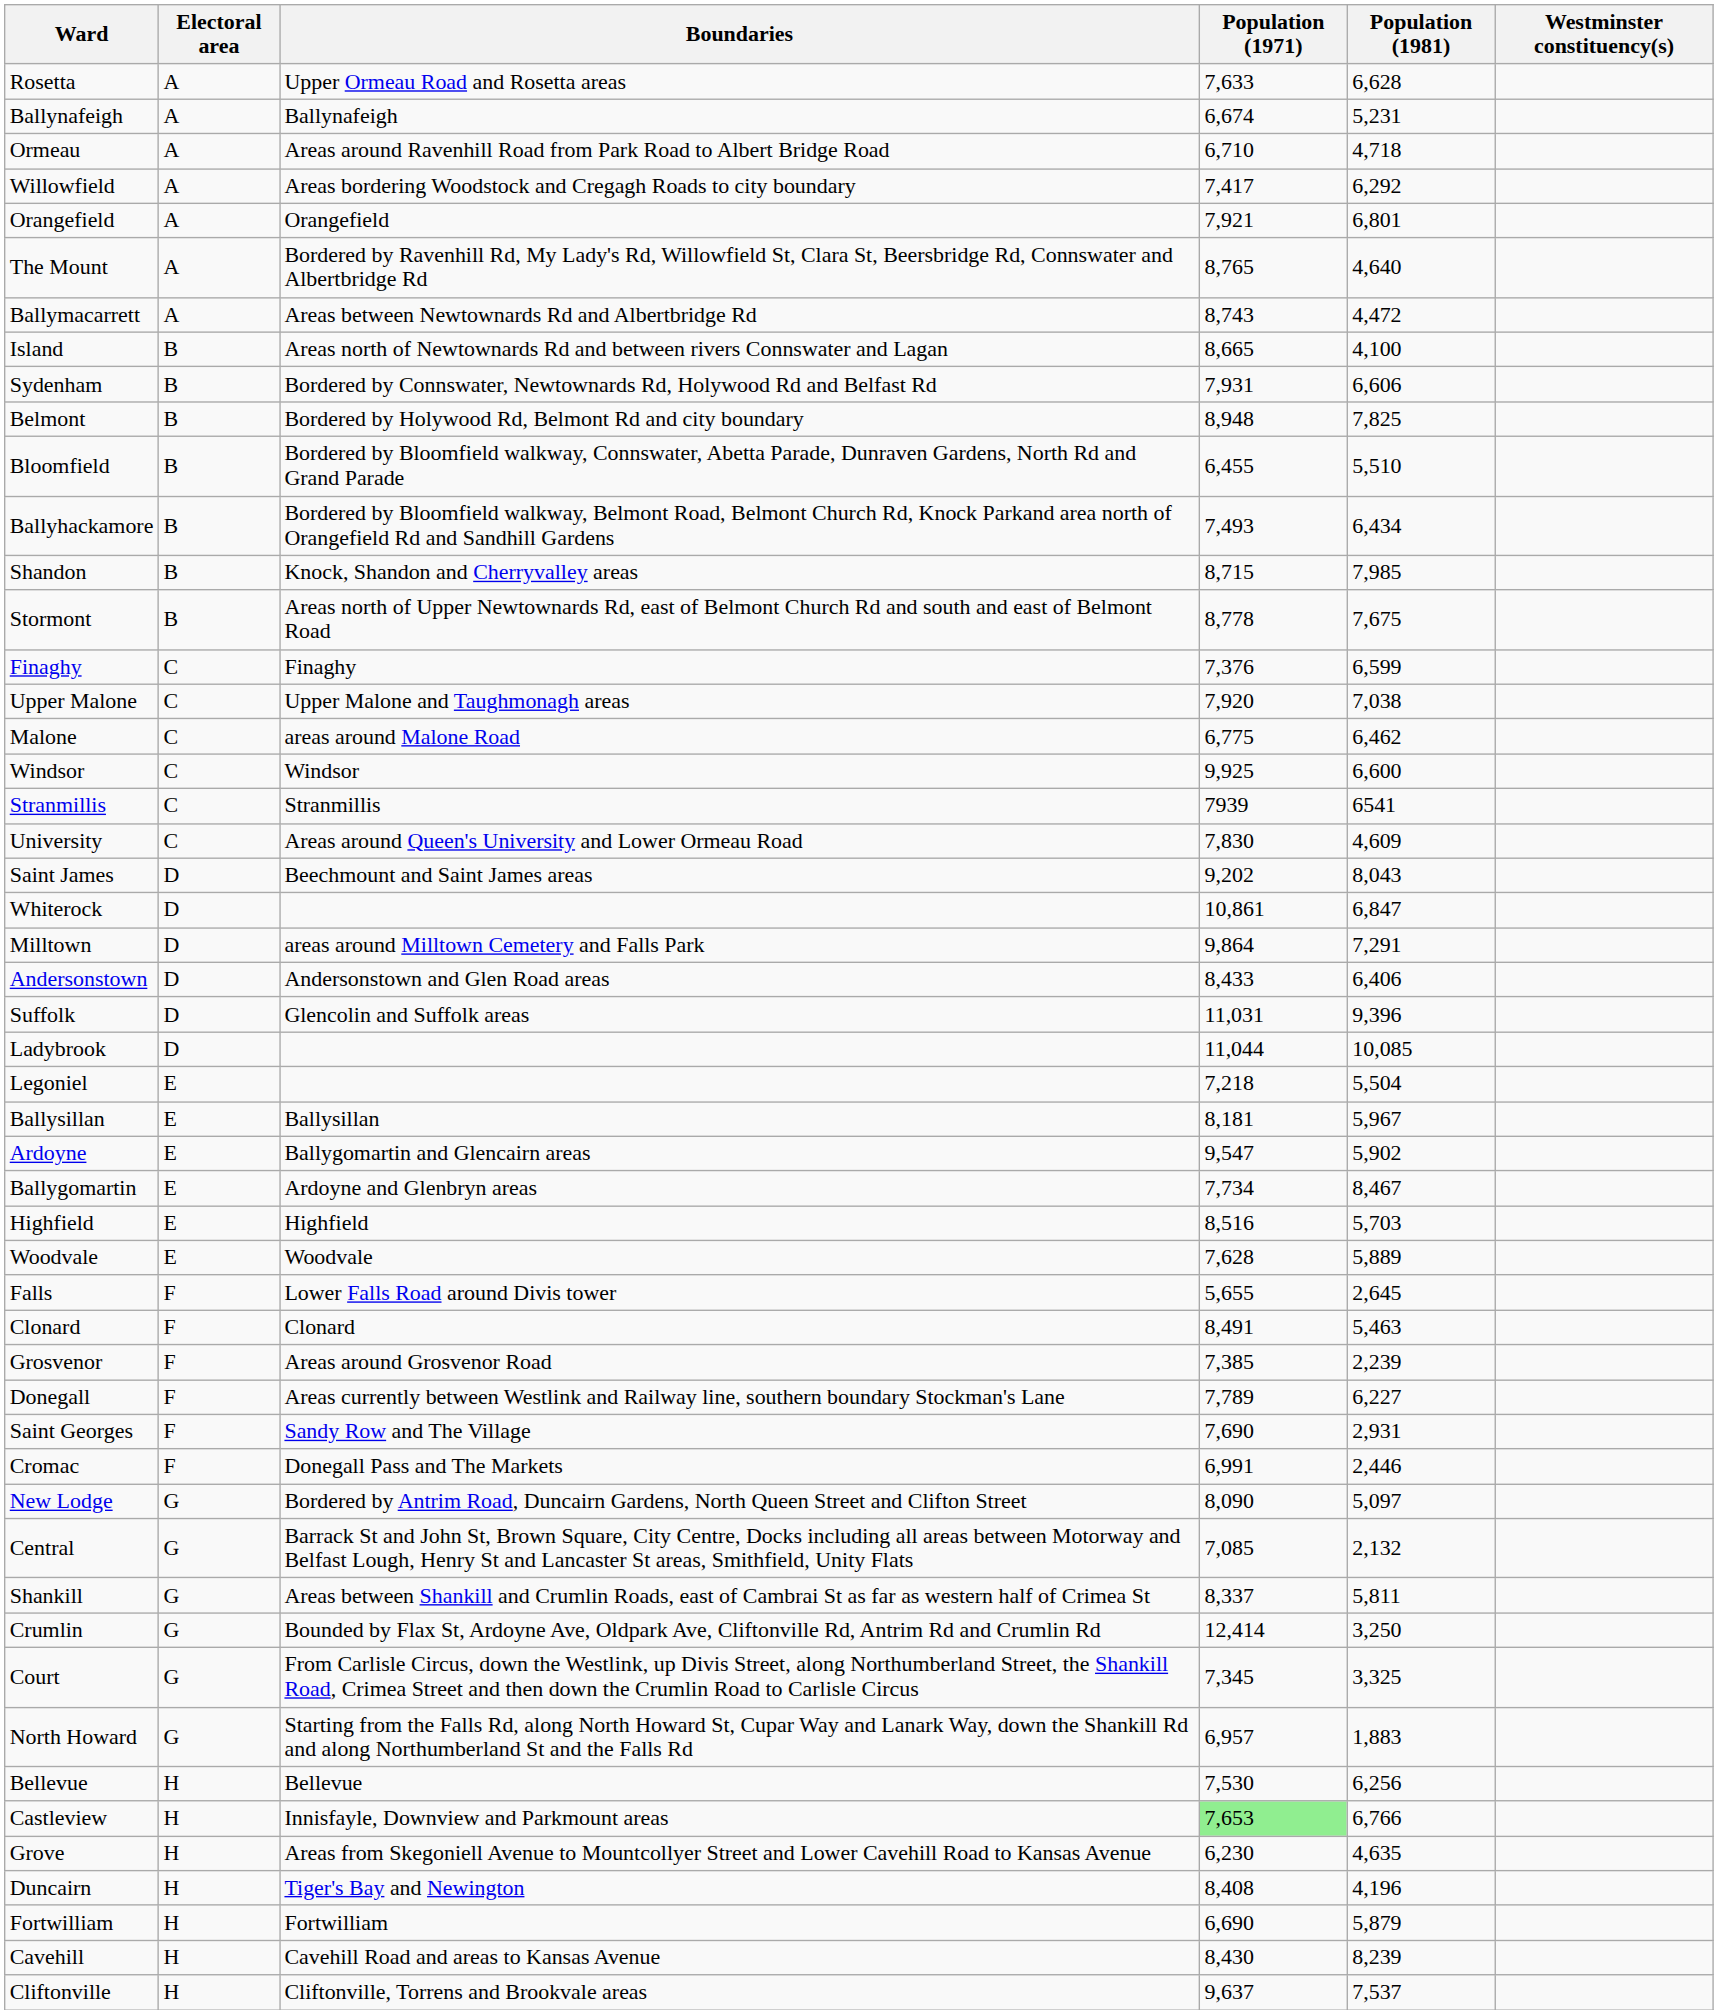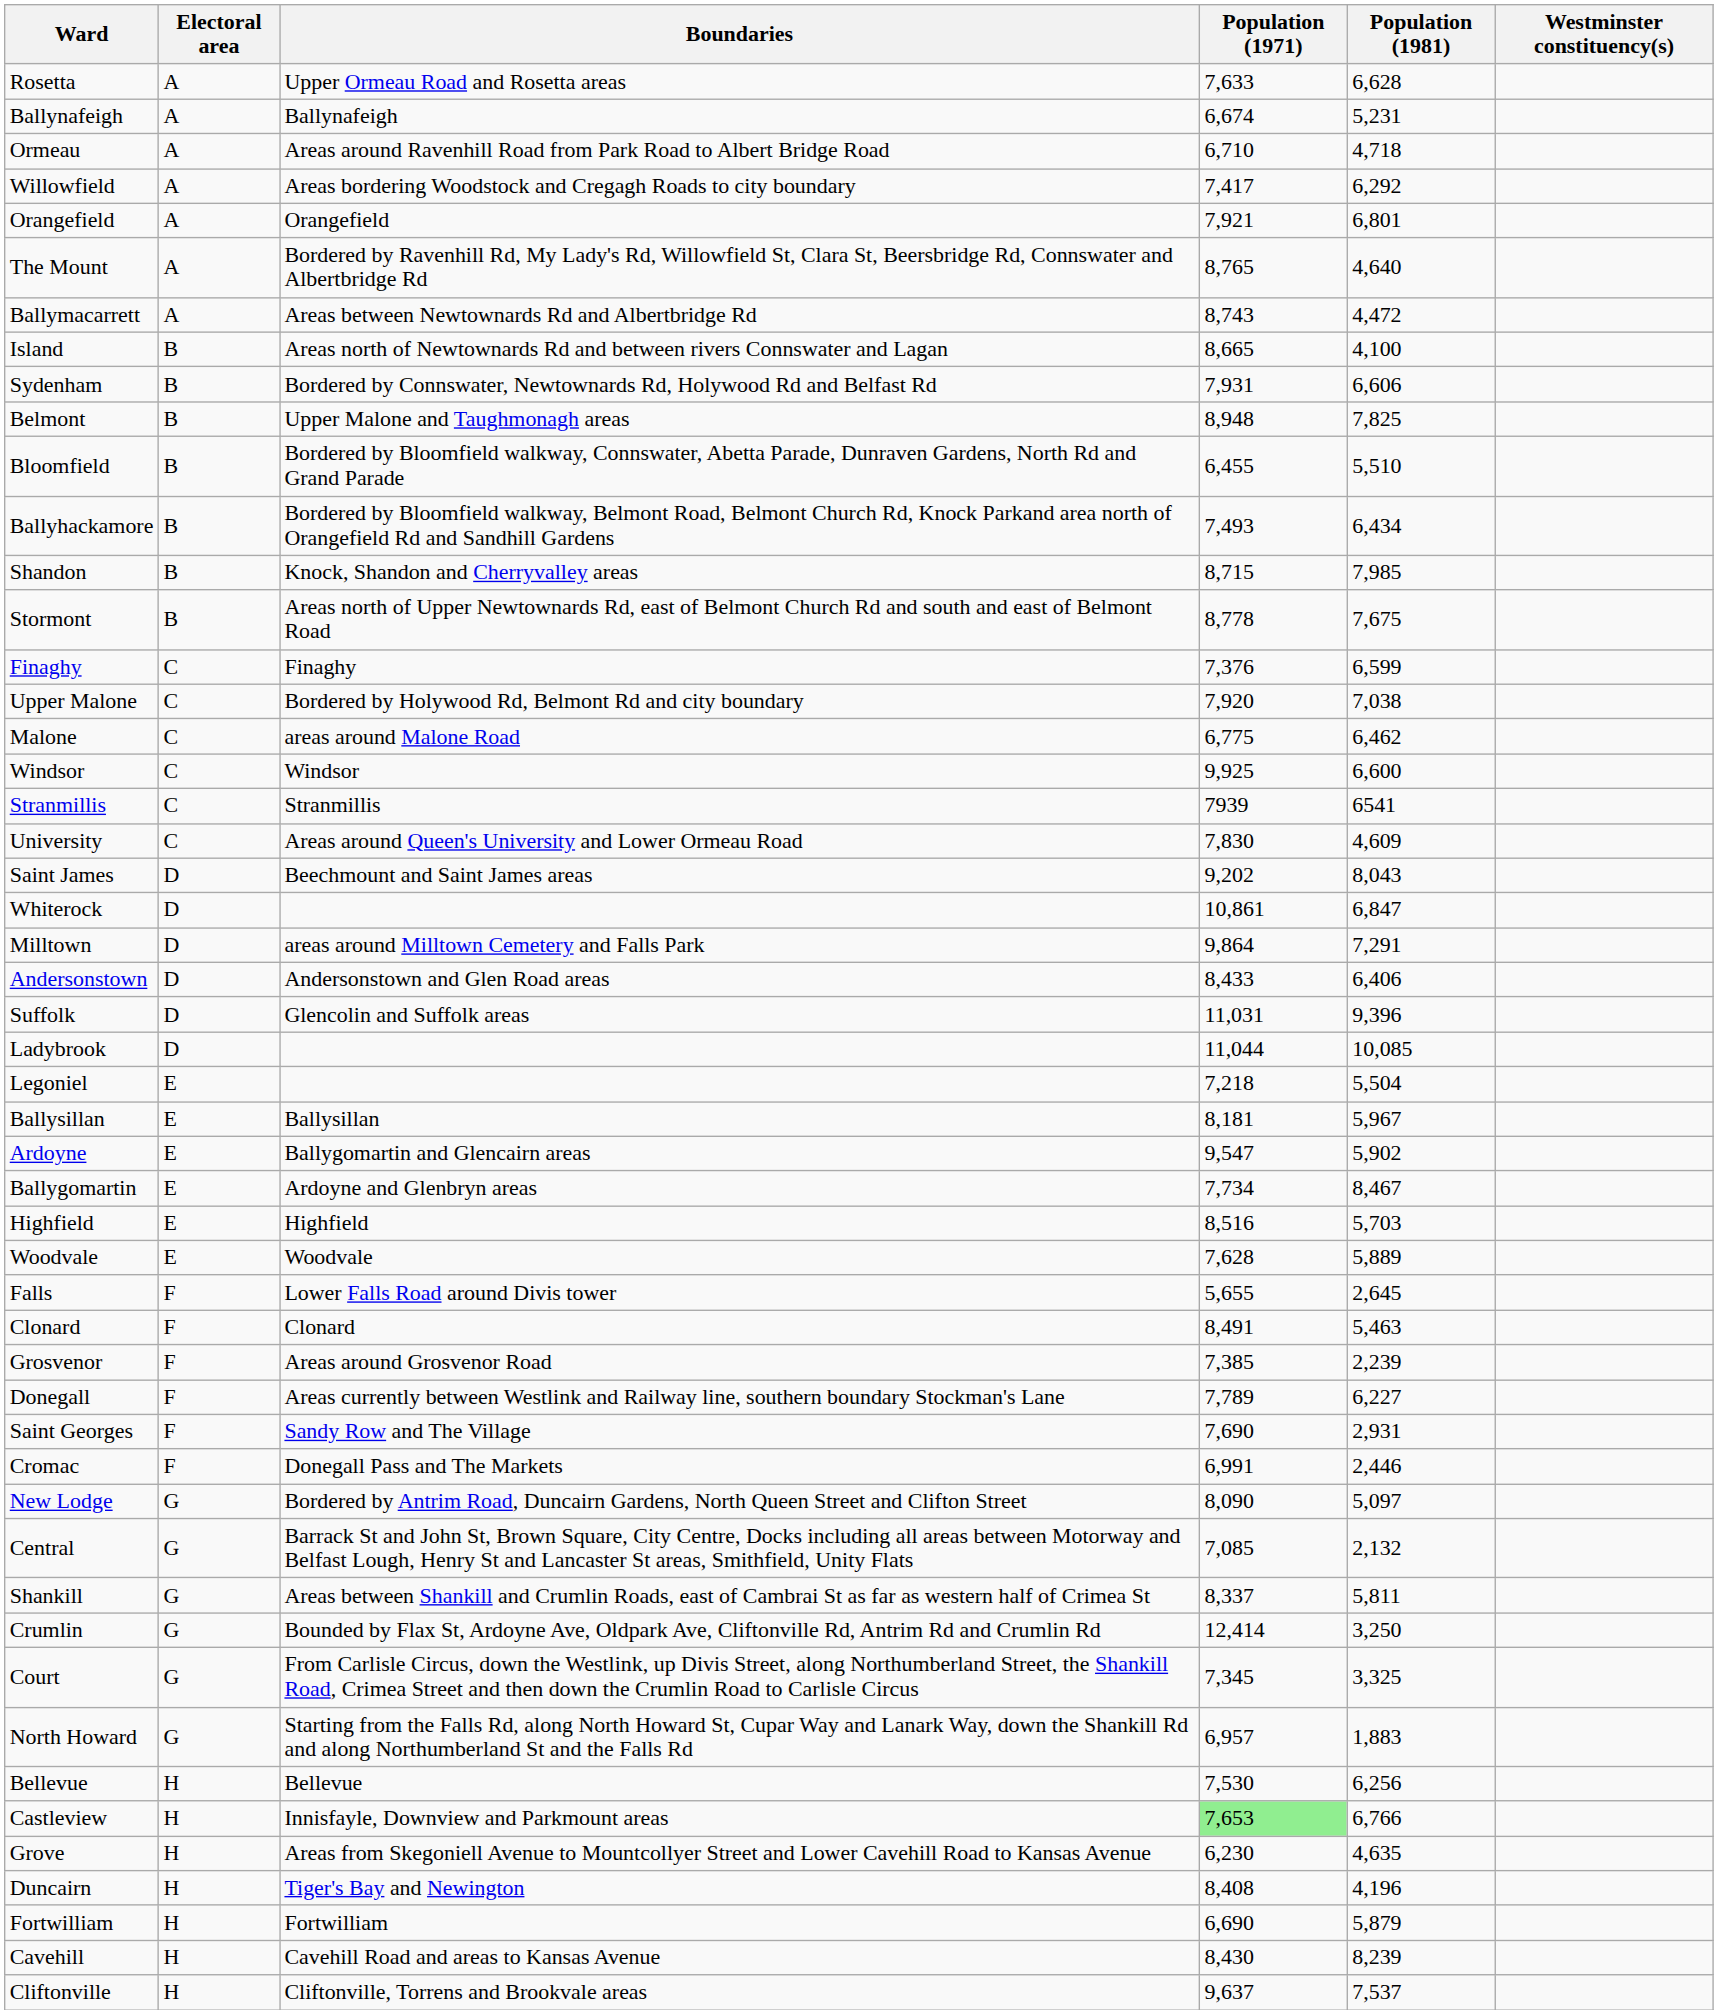(544, 418) Bordered by Holywood Rd, Belmont Rd and city boundary -> (457, 418) Upper Malone and Taughmonagh areas
(457, 701) Upper Malone and Taughmonagh areas -> (544, 701) Bordered by Holywood Rd, Belmont Rd and city boundary
